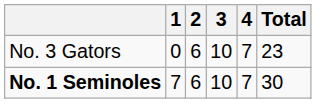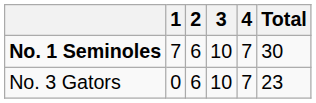rows swapped: (85, 82) <-> (65, 51)
